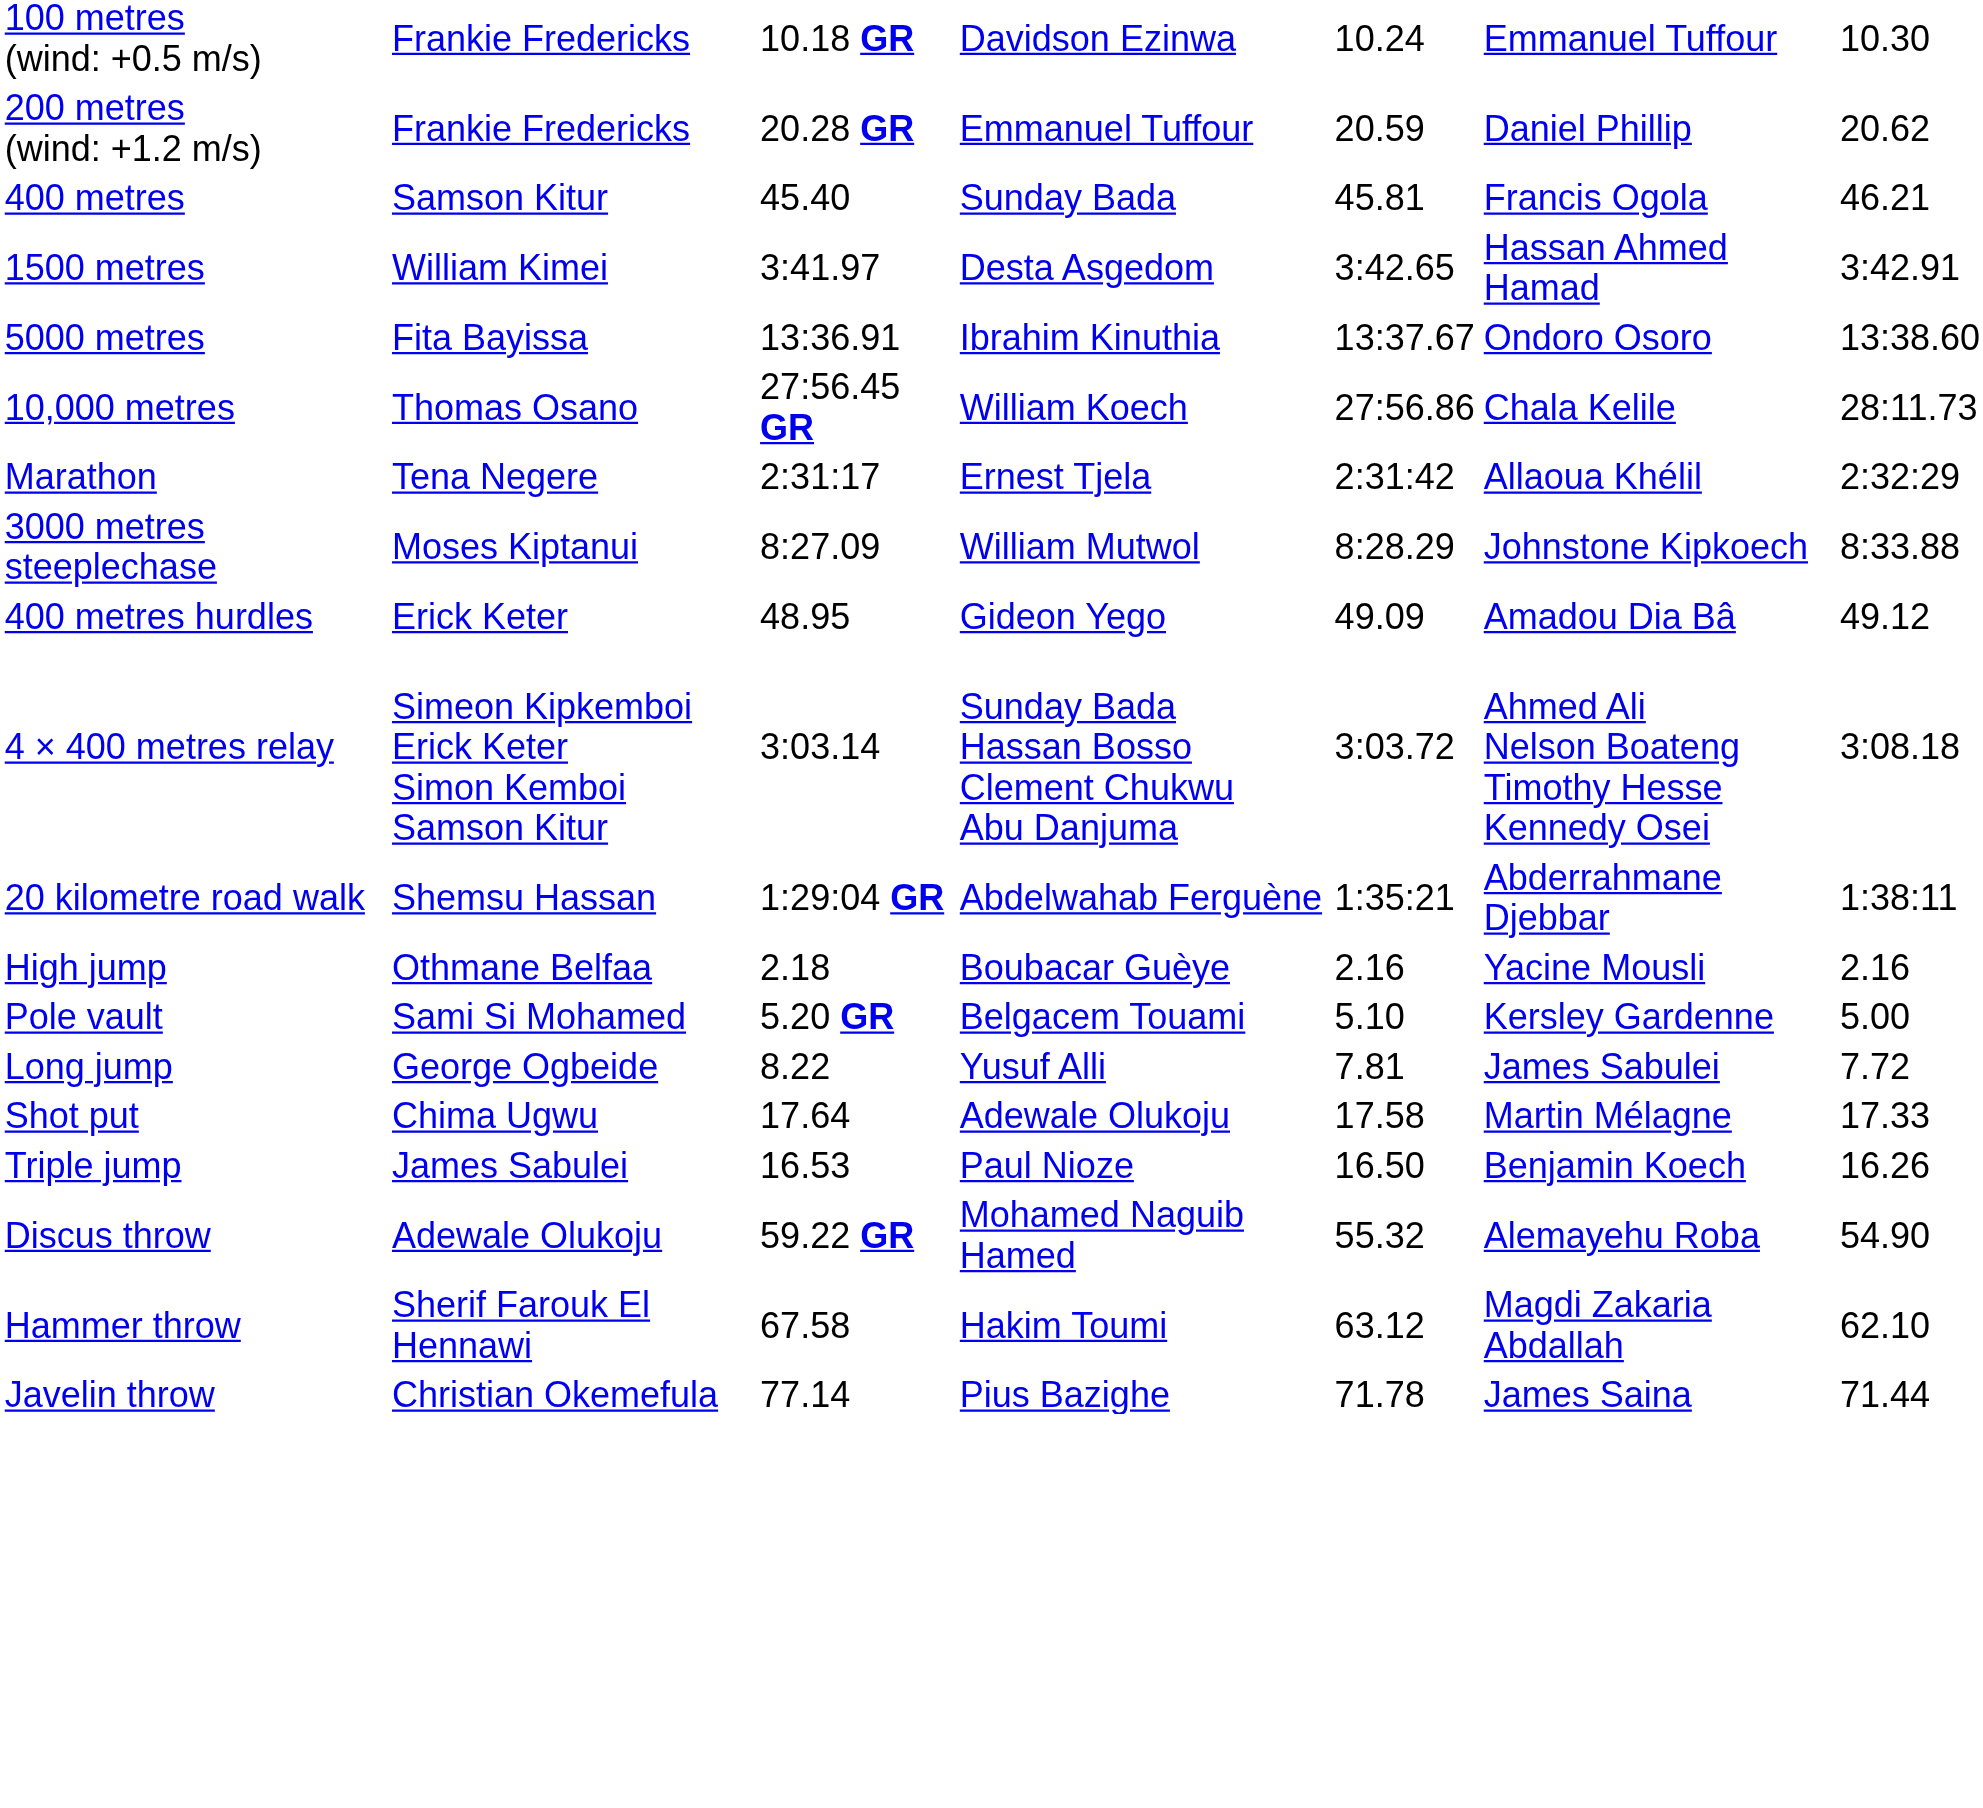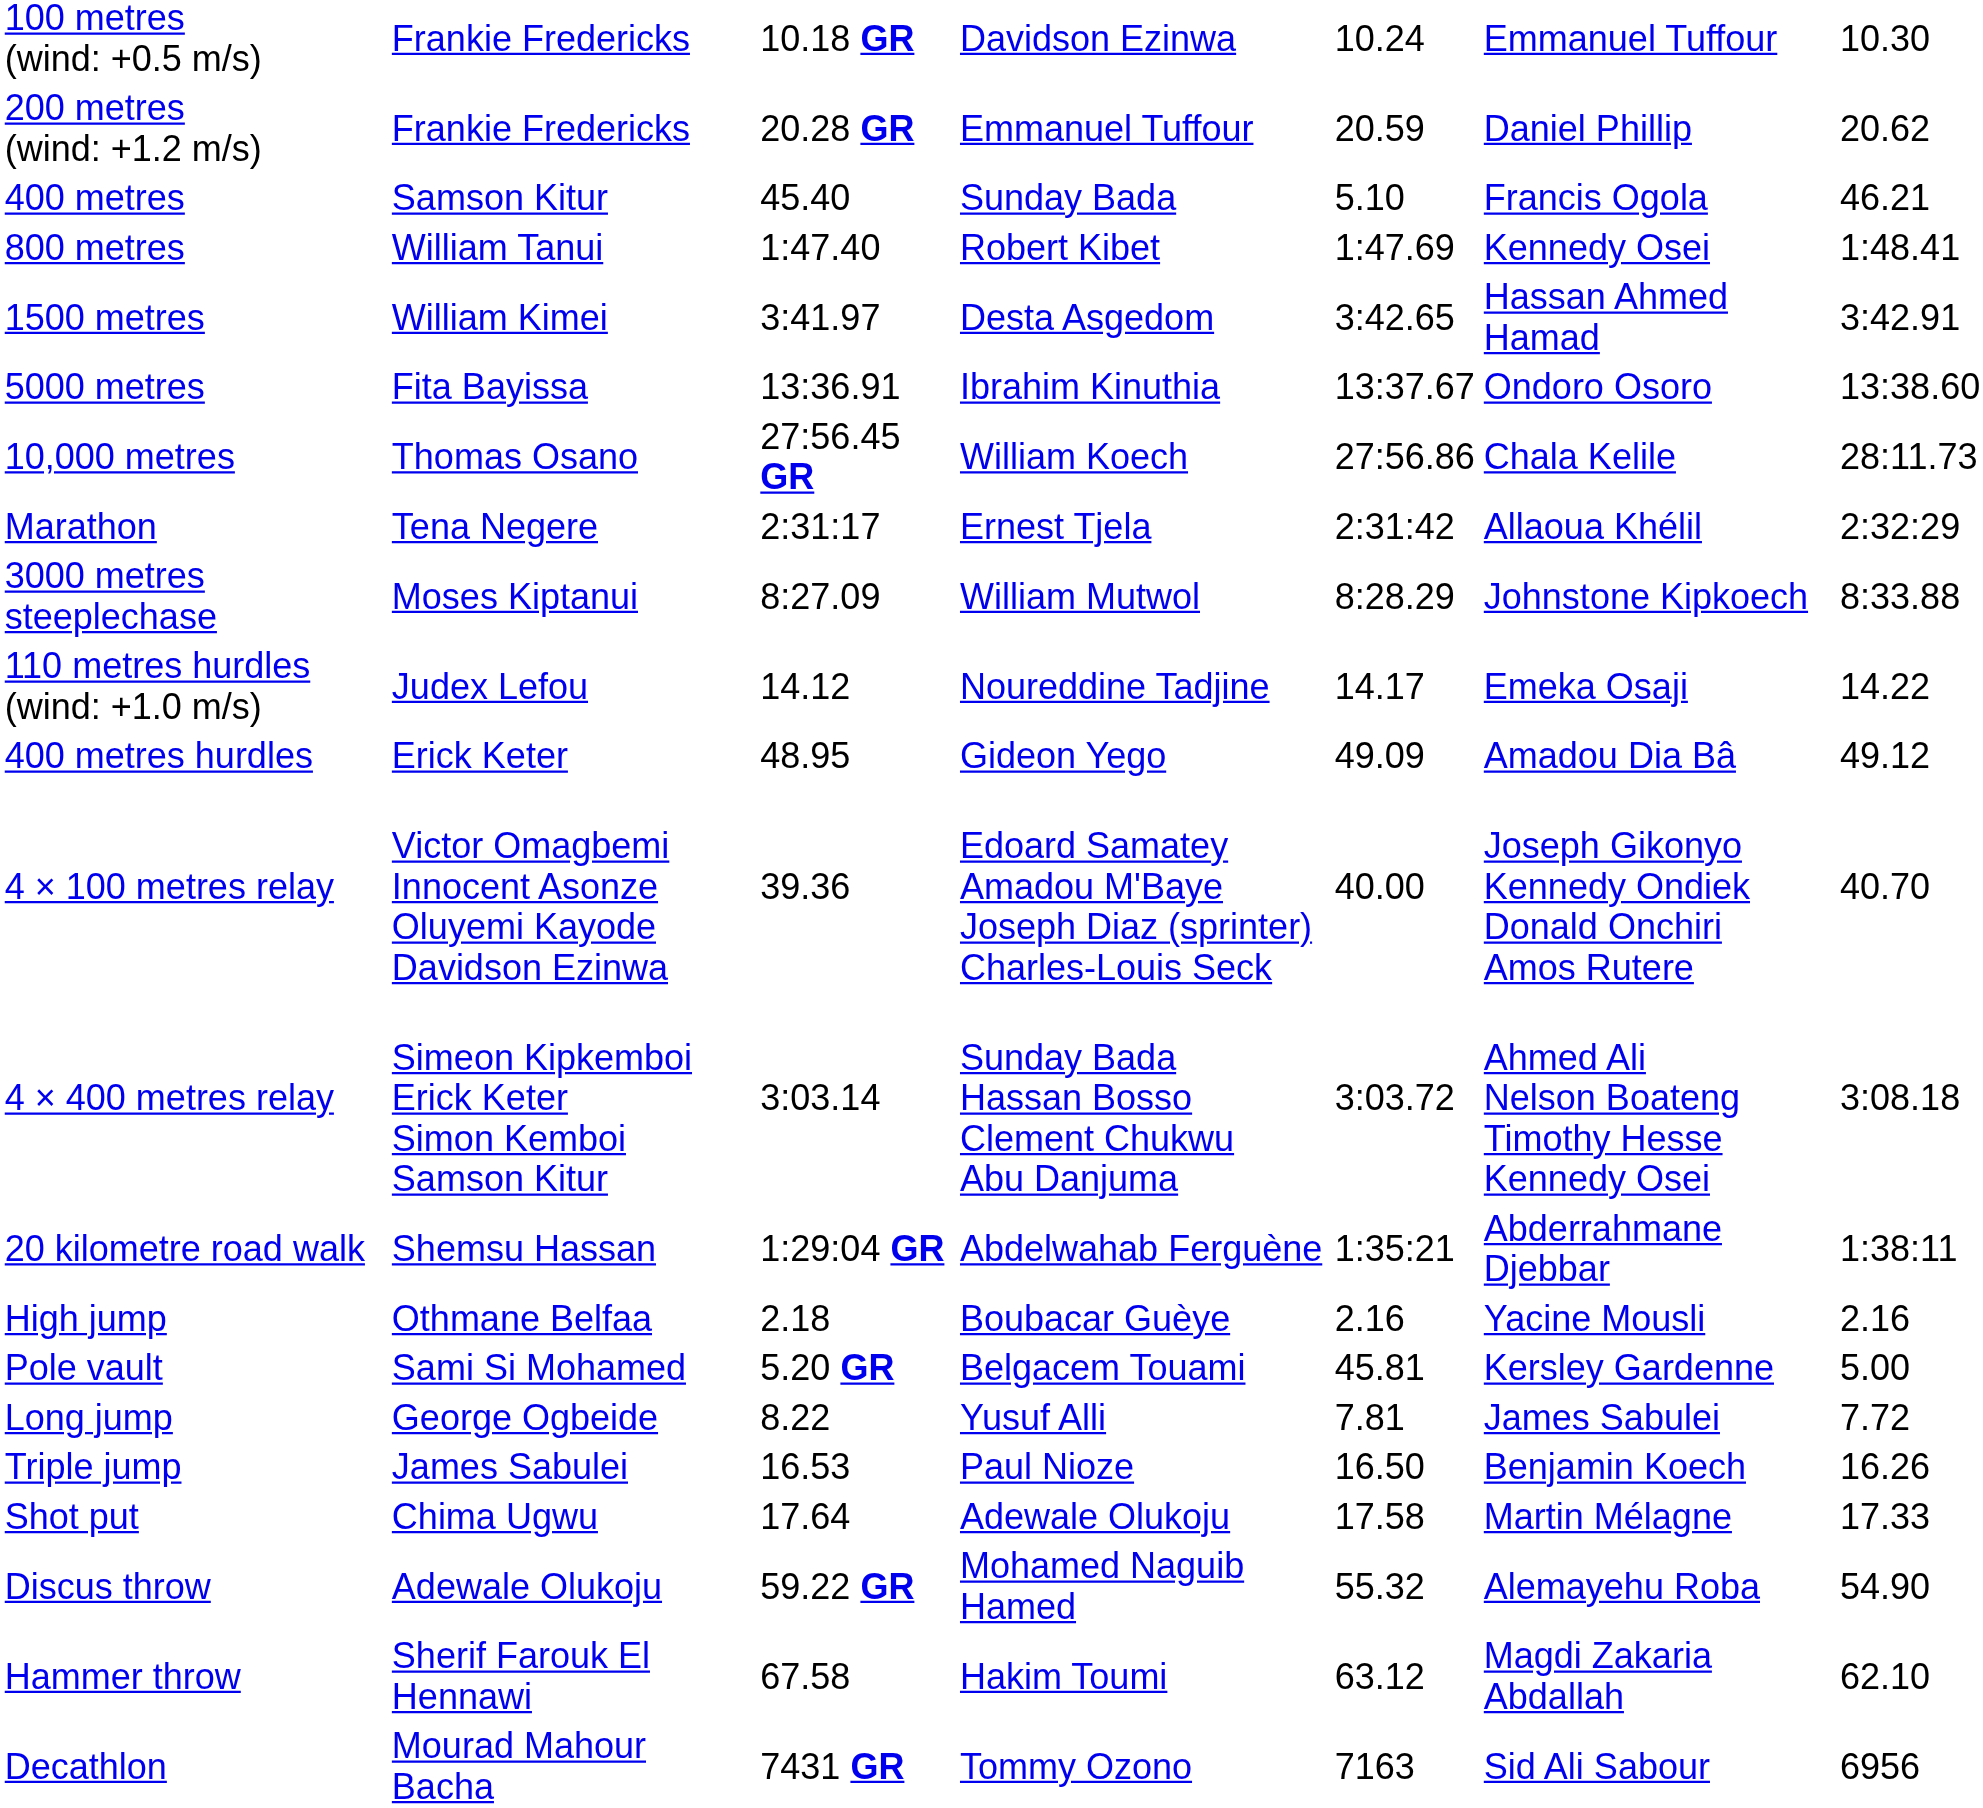(1380, 198) 45.81 -> (1370, 198) 5.10
+ row: (95, 247)
+ row: (158, 686)
+ row: (169, 886)
(1370, 1017) 5.10 -> (1380, 1368) 45.81
rows swapped: (93, 1165) <-> (72, 1116)
- row: (110, 1395)
+ row: (86, 1766)
